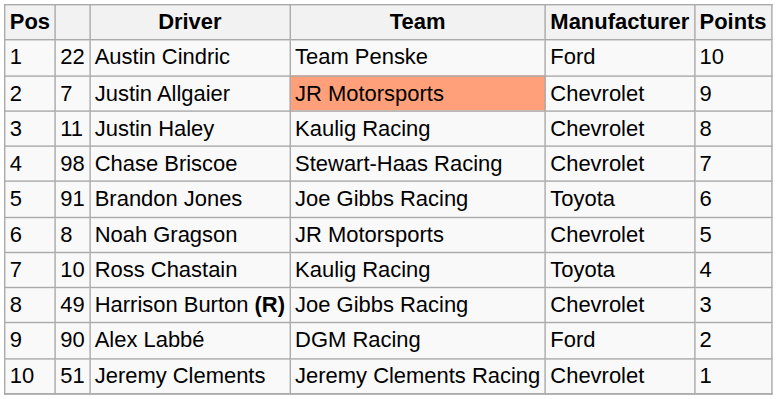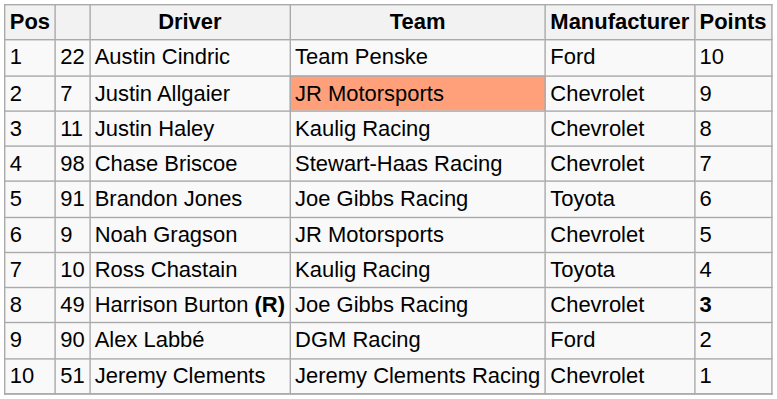(66, 233) 8 -> (66, 233) 9
(706, 304) normal -> (706, 304) bold
